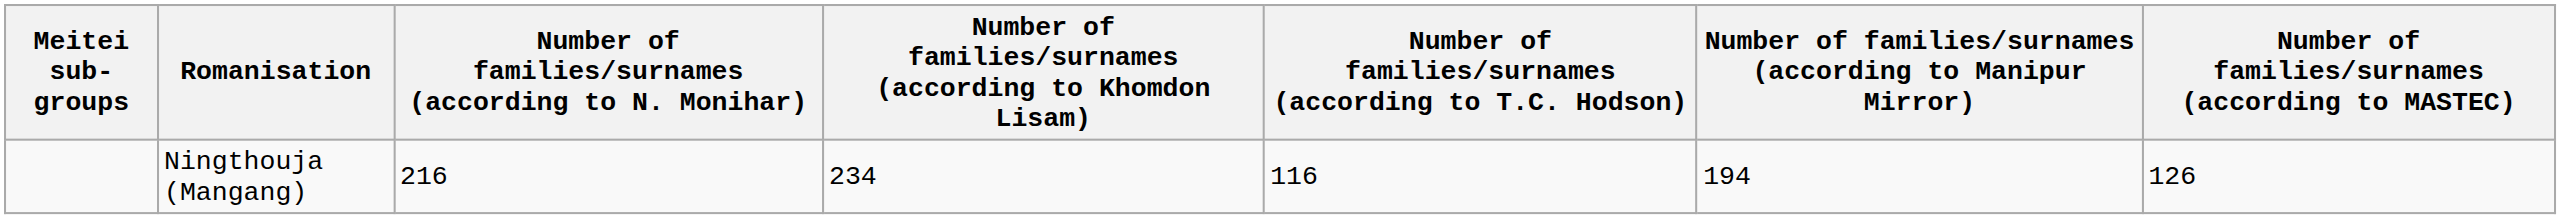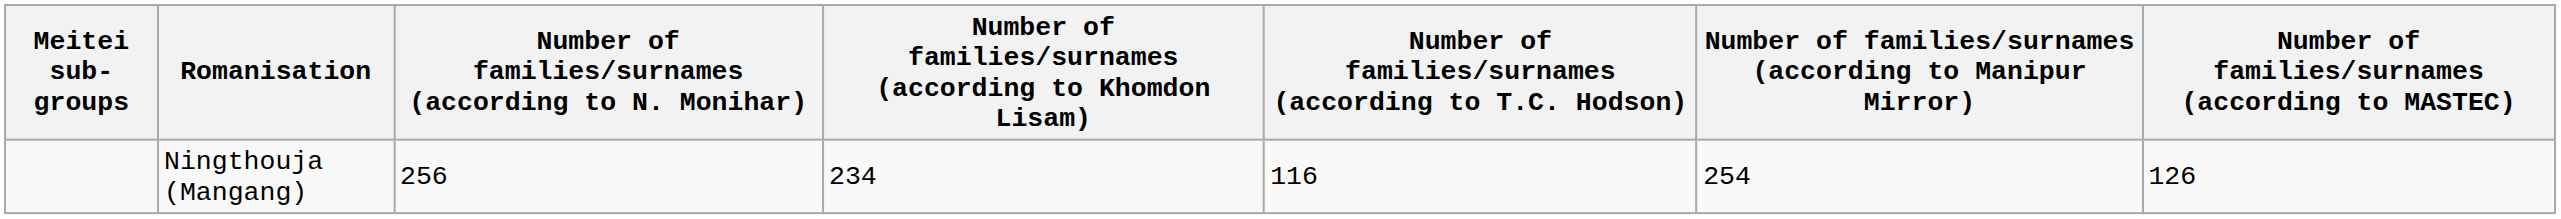(424, 177) 216 -> (424, 177) 256
(1727, 177) 194 -> (1727, 177) 254
